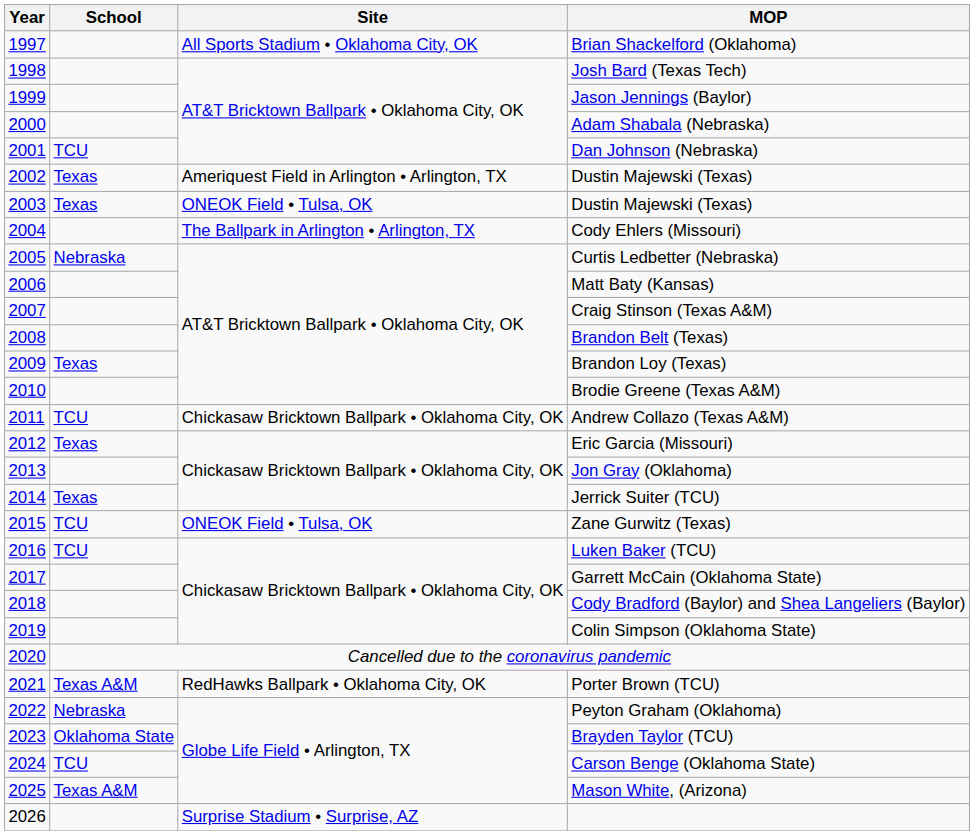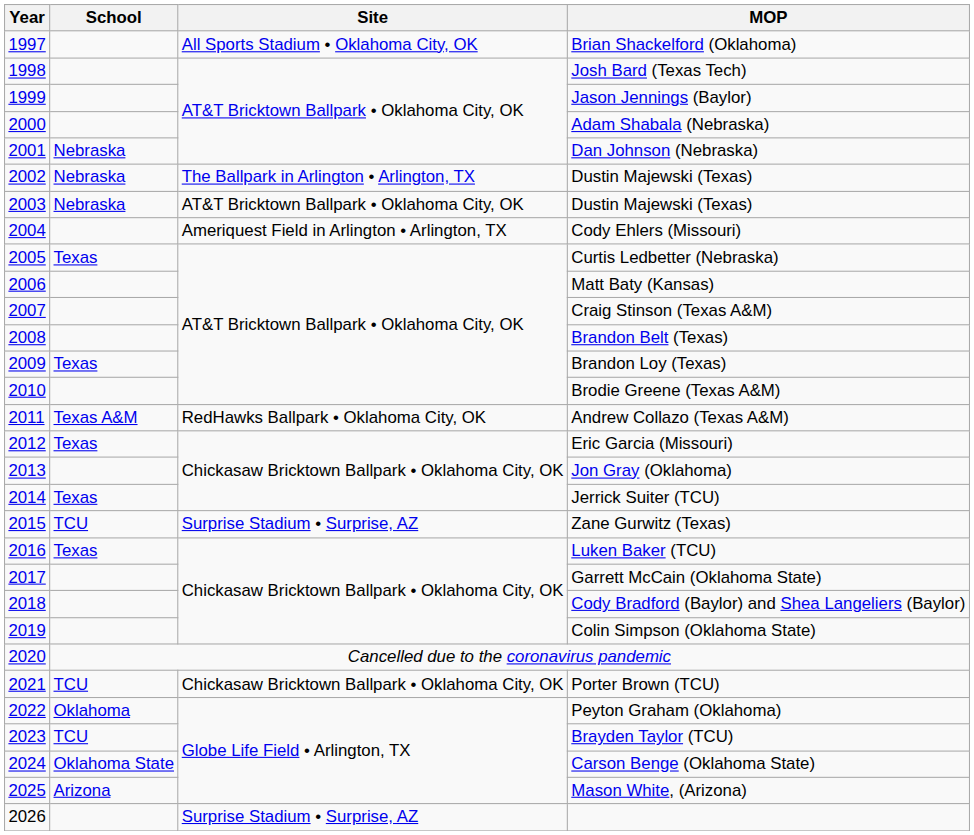(71, 151) TCU -> (89, 151) Nebraska
(75, 177) Texas -> (89, 177) Nebraska
(344, 177) Ameriquest Field in Arlington • Arlington, TX -> (328, 177) The Ballpark in Arlington • Arlington, TX
(75, 204) Texas -> (89, 204) Nebraska
(277, 204) ONEOK Field • Tulsa, OK -> (353, 204) AT&T Bricktown Ballpark • Oklahoma City, OK
(328, 230) The Ballpark in Arlington • Arlington, TX -> (344, 230) Ameriquest Field in Arlington • Arlington, TX
(89, 257) Nebraska -> (75, 257) Texas
(71, 417) TCU -> (96, 417) Texas A&M
(373, 417) Chickasaw Bricktown Ballpark • Oklahoma City, OK -> (334, 417) RedHawks Ballpark • Oklahoma City, OK
(277, 524) ONEOK Field • Tulsa, OK -> (300, 524) Surprise Stadium • Surprise, AZ
(71, 550) TCU -> (75, 550) Texas
(96, 683) Texas A&M -> (71, 683) TCU
(334, 683) RedHawks Ballpark • Oklahoma City, OK -> (373, 683) Chickasaw Bricktown Ballpark • Oklahoma City, OK
(89, 710) Nebraska -> (92, 710) Oklahoma
(114, 737) Oklahoma State -> (71, 737) TCU
(71, 763) TCU -> (114, 763) Oklahoma State
(96, 790) Texas A&M -> (82, 790) Arizona
